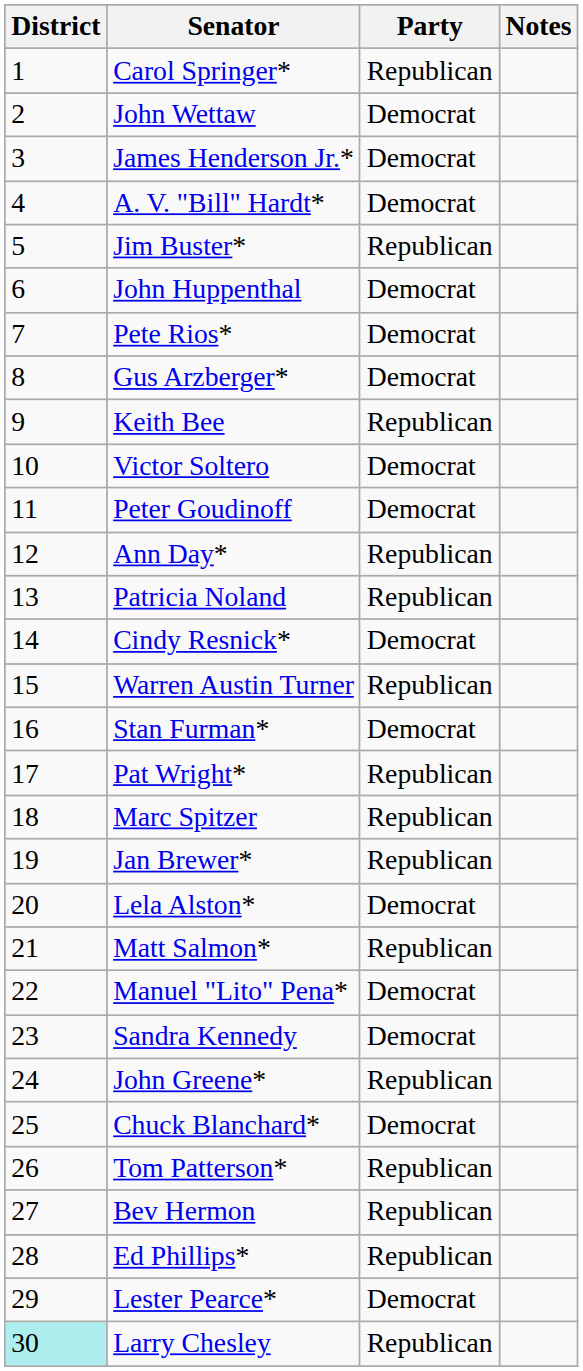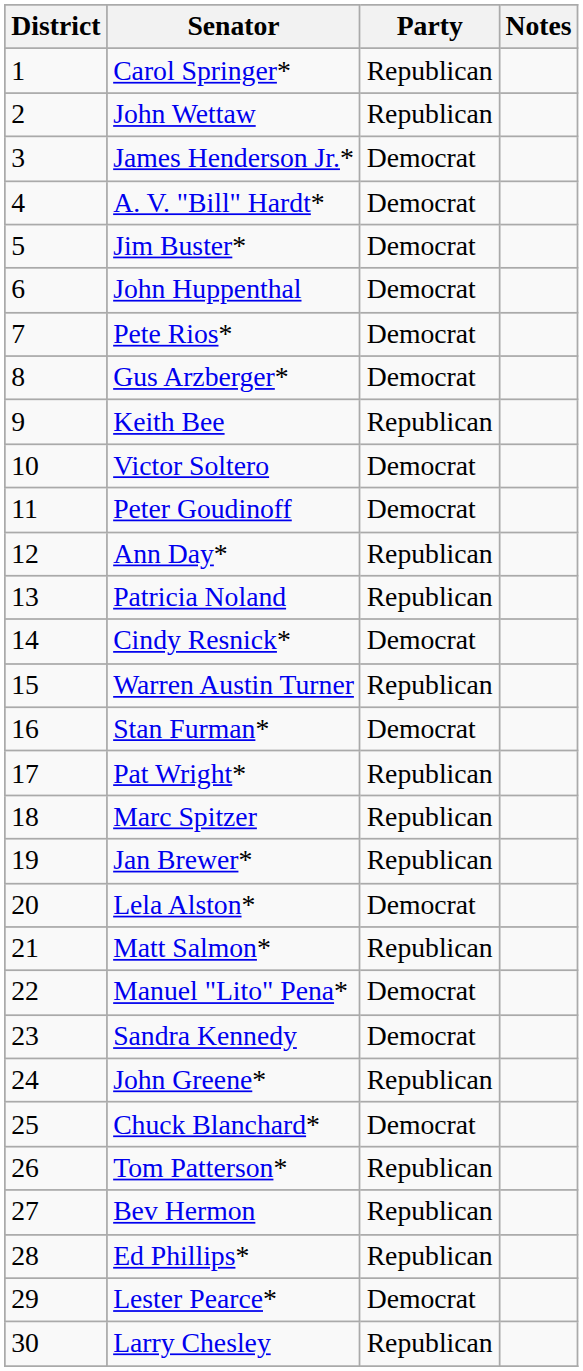(421, 114) Democrat -> (430, 114) Republican
(430, 245) Republican -> (421, 245) Democrat
(25, 1343) paleturquoise background -> (25, 1343) no background
